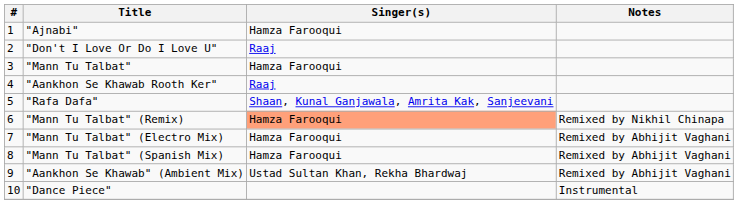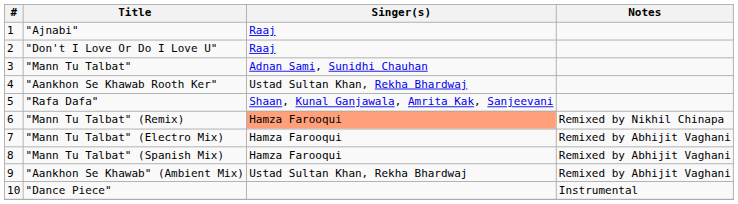(295, 31) Hamza Farooqui -> (262, 31) Raaj
(295, 67) Hamza Farooqui -> (338, 67) Adnan Sami, Sunidhi Chauhan
(262, 85) Raaj -> (358, 85) Ustad Sultan Khan, Rekha Bhardwaj
